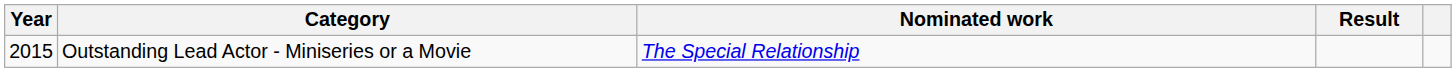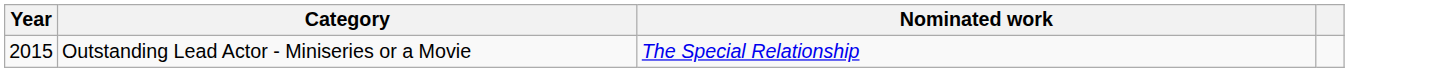- column: (1369, 20)
